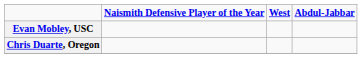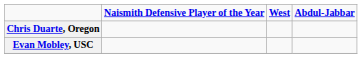rows swapped: (53, 45) <-> (53, 29)
